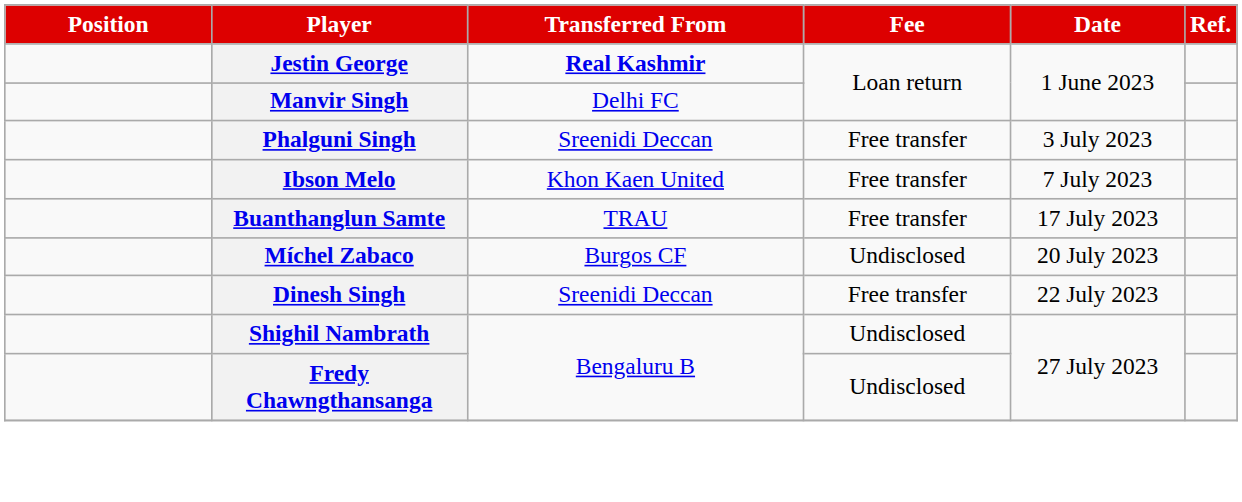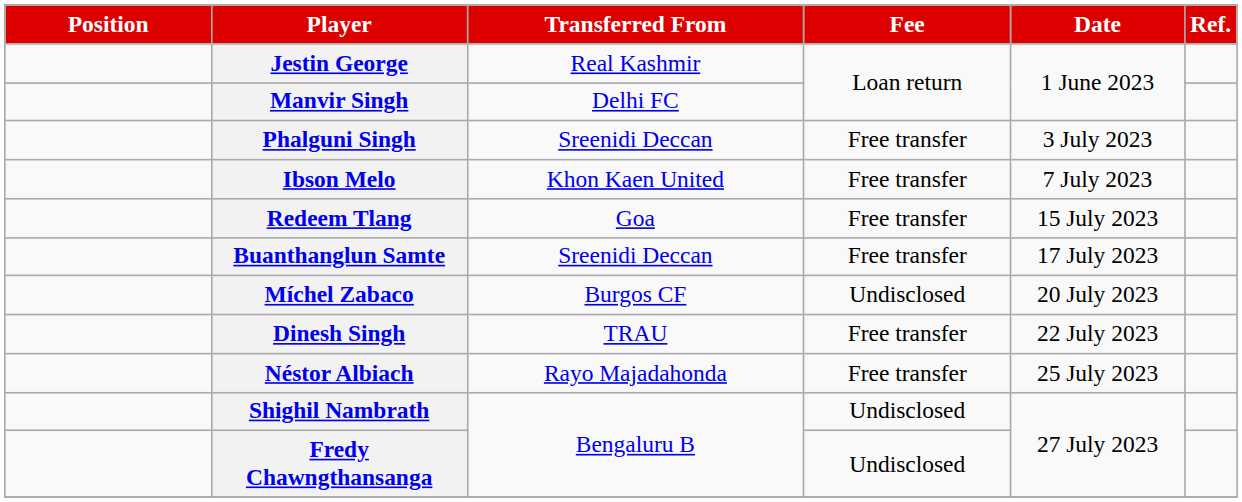(635, 62) bold -> (635, 62) normal
+ row: (339, 217)
(635, 217) TRAU -> (635, 256) Sreenidi Deccan
(635, 295) Sreenidi Deccan -> (635, 333) TRAU
+ row: (339, 372)
